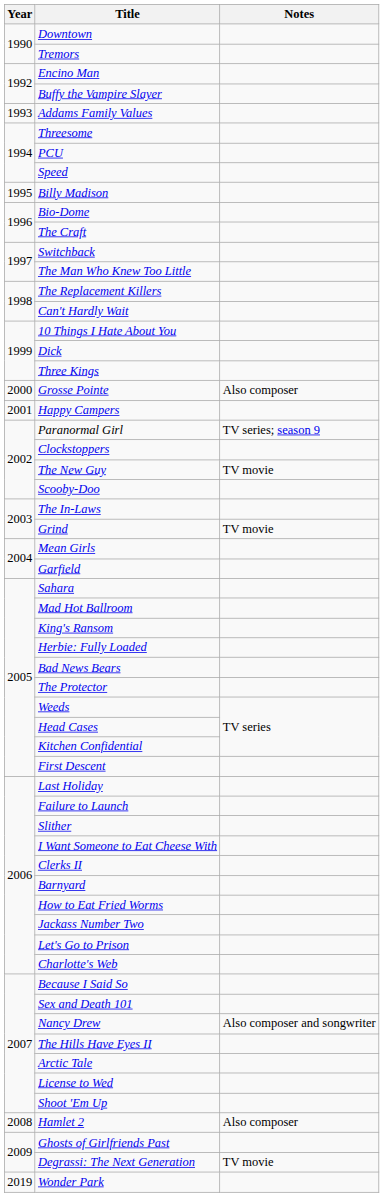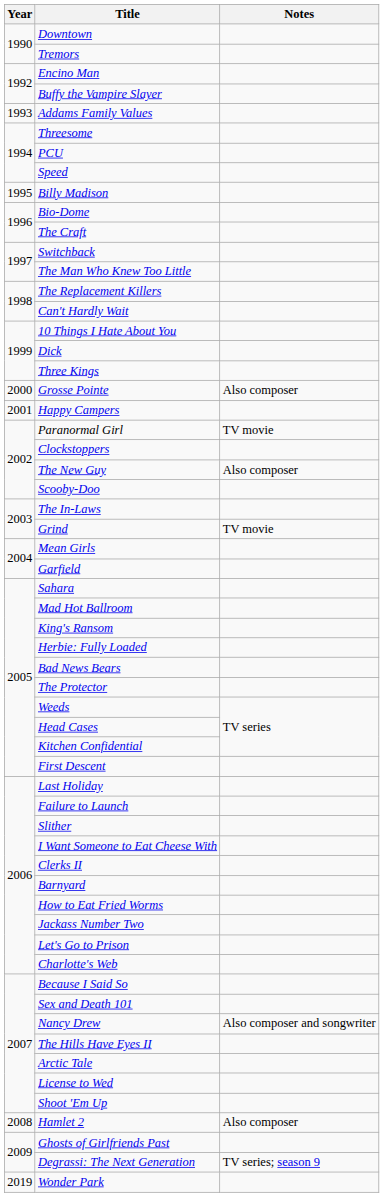(271, 430) TV series; season 9 -> (248, 430) TV movie
(248, 469) TV movie -> (260, 469) Also composer
(248, 1162) TV movie -> (271, 1162) TV series; season 9
